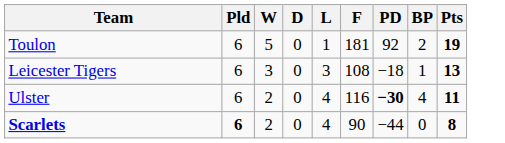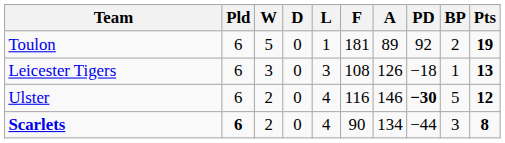+ column: (390, 17)
(422, 97) 4 -> (455, 97) 5
(452, 97) 11 -> (485, 97) 12
(422, 124) 0 -> (455, 124) 3
